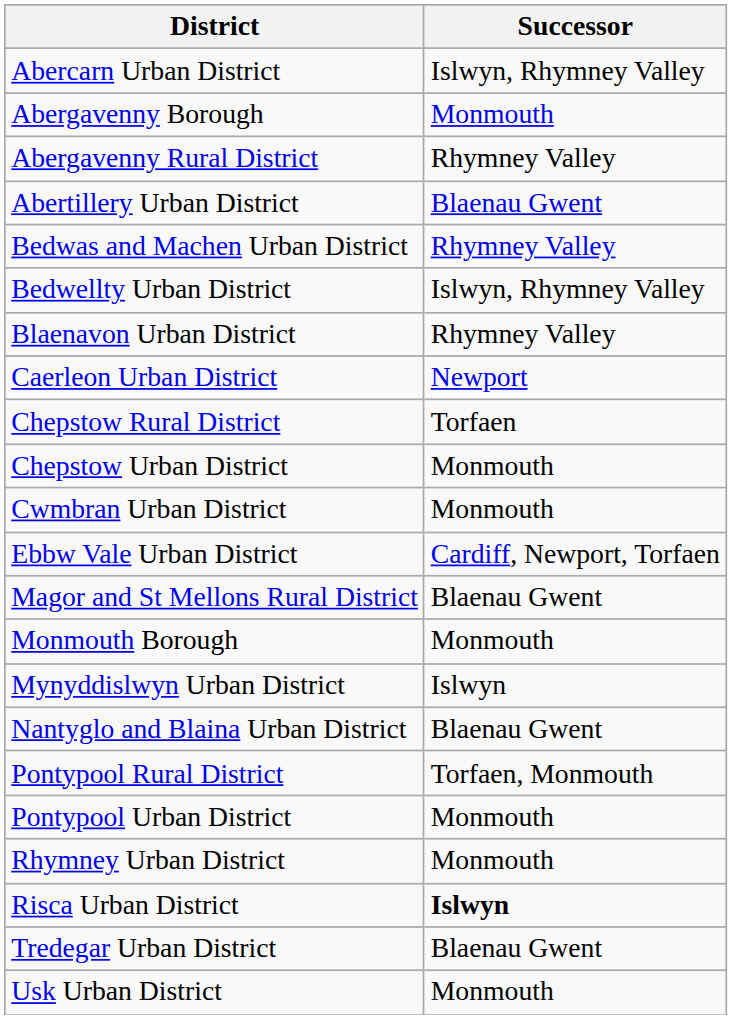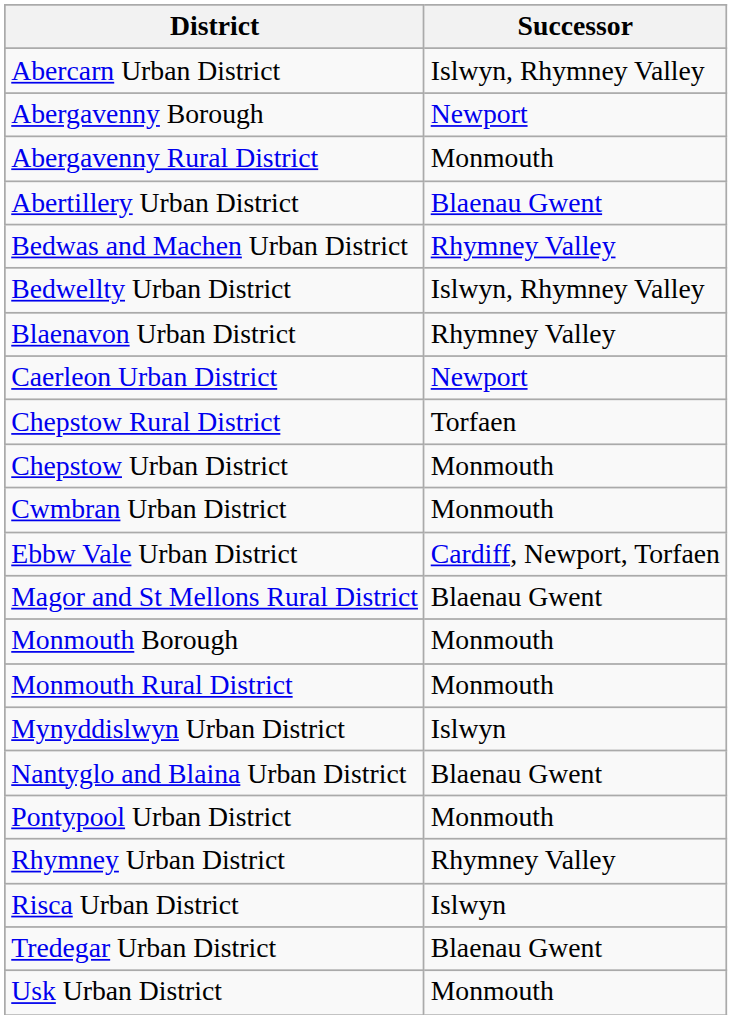(492, 114) Monmouth -> (479, 114) Newport
(523, 158) Rhymney Valley -> (492, 158) Monmouth
+ row: (152, 684)
- row: (147, 772)
(492, 860) Monmouth -> (523, 860) Rhymney Valley
(470, 904) bold -> (468, 904) normal
